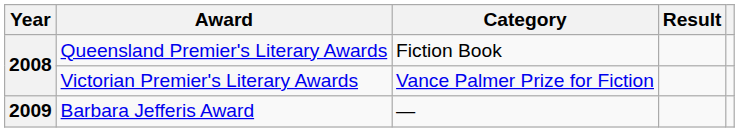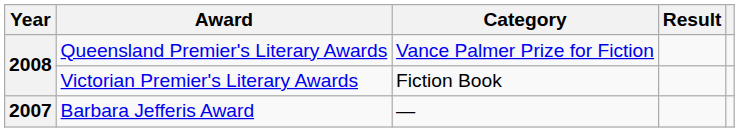(449, 50) Fiction Book -> (525, 50) Vance Palmer Prize for Fiction
(525, 80) Vance Palmer Prize for Fiction -> (449, 80) Fiction Book
(30, 111) 2009 -> (30, 111) 2007
